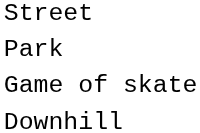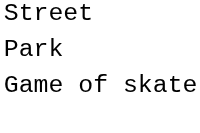- row: (63, 122)
